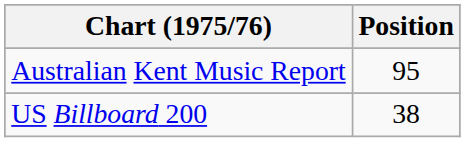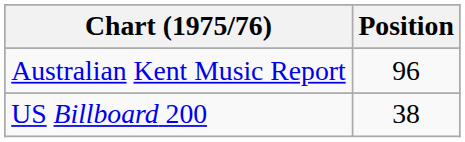(406, 70) 95 -> (406, 70) 96
